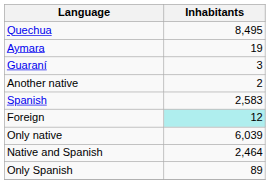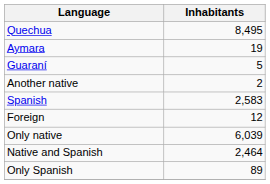(260, 65) 3 -> (260, 65) 5
(257, 118) paleturquoise background -> (257, 118) no background
